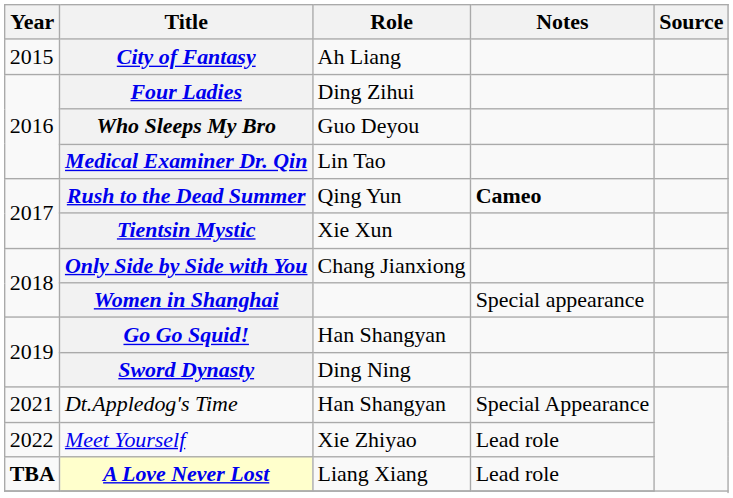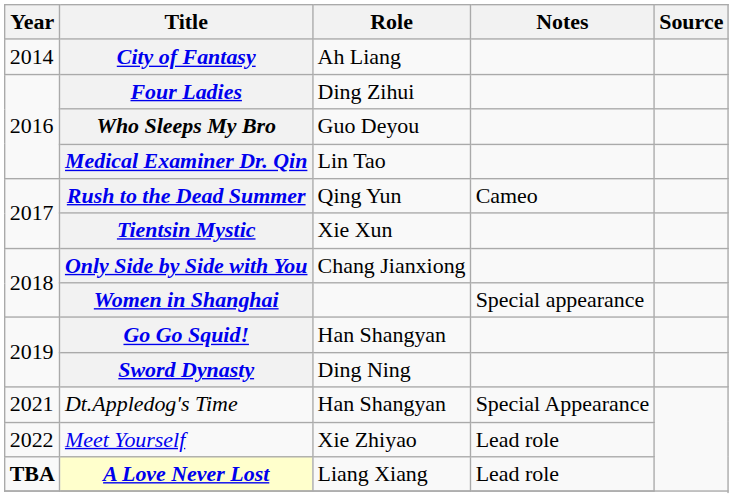(32, 56) 2015 -> (32, 56) 2014
(509, 195) bold -> (507, 195) normal
